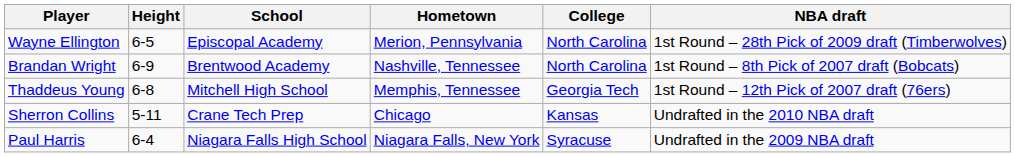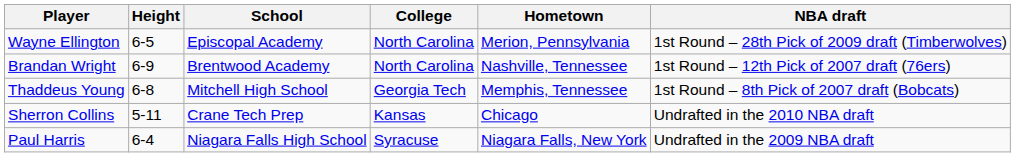columns swapped: (457, 16) <-> (597, 16)
(806, 66) 1st Round – 8th Pick of 2007 draft (Bobcats) -> (802, 66) 1st Round – 12th Pick of 2007 draft (76ers)
(802, 90) 1st Round – 12th Pick of 2007 draft (76ers) -> (806, 90) 1st Round – 8th Pick of 2007 draft (Bobcats)
